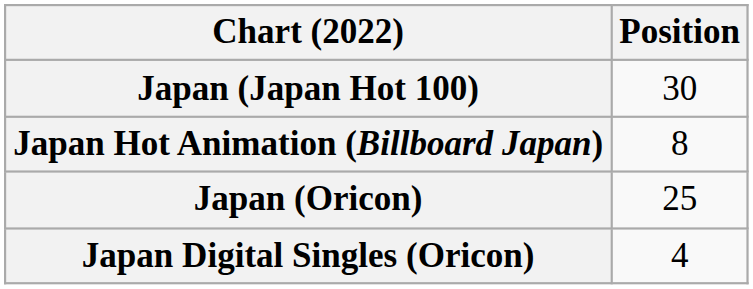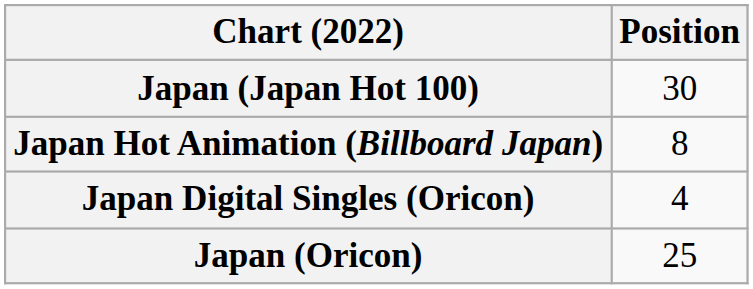rows swapped: (308, 198) <-> (308, 254)
